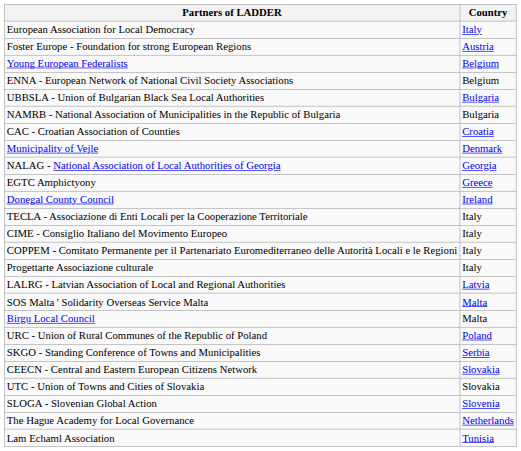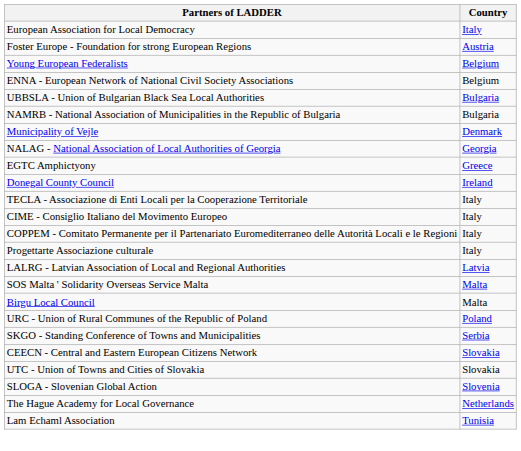- row: (93, 132)
